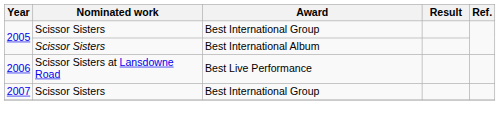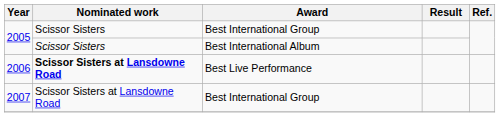(104, 69) normal -> (110, 69) bold
(70, 91) Scissor Sisters -> (104, 97) Scissor Sisters at Lansdowne Road
